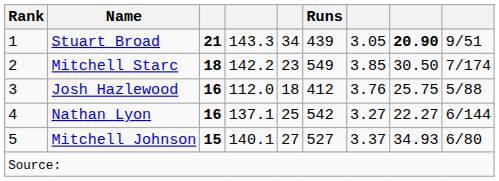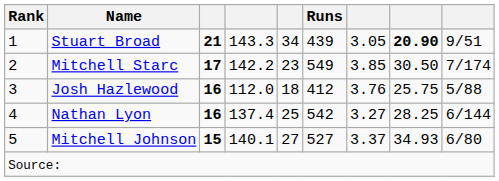(213, 66) 18 -> (213, 66) 17
(251, 115) 137.1 -> (251, 115) 137.4
(416, 115) 22.27 -> (416, 115) 28.25
